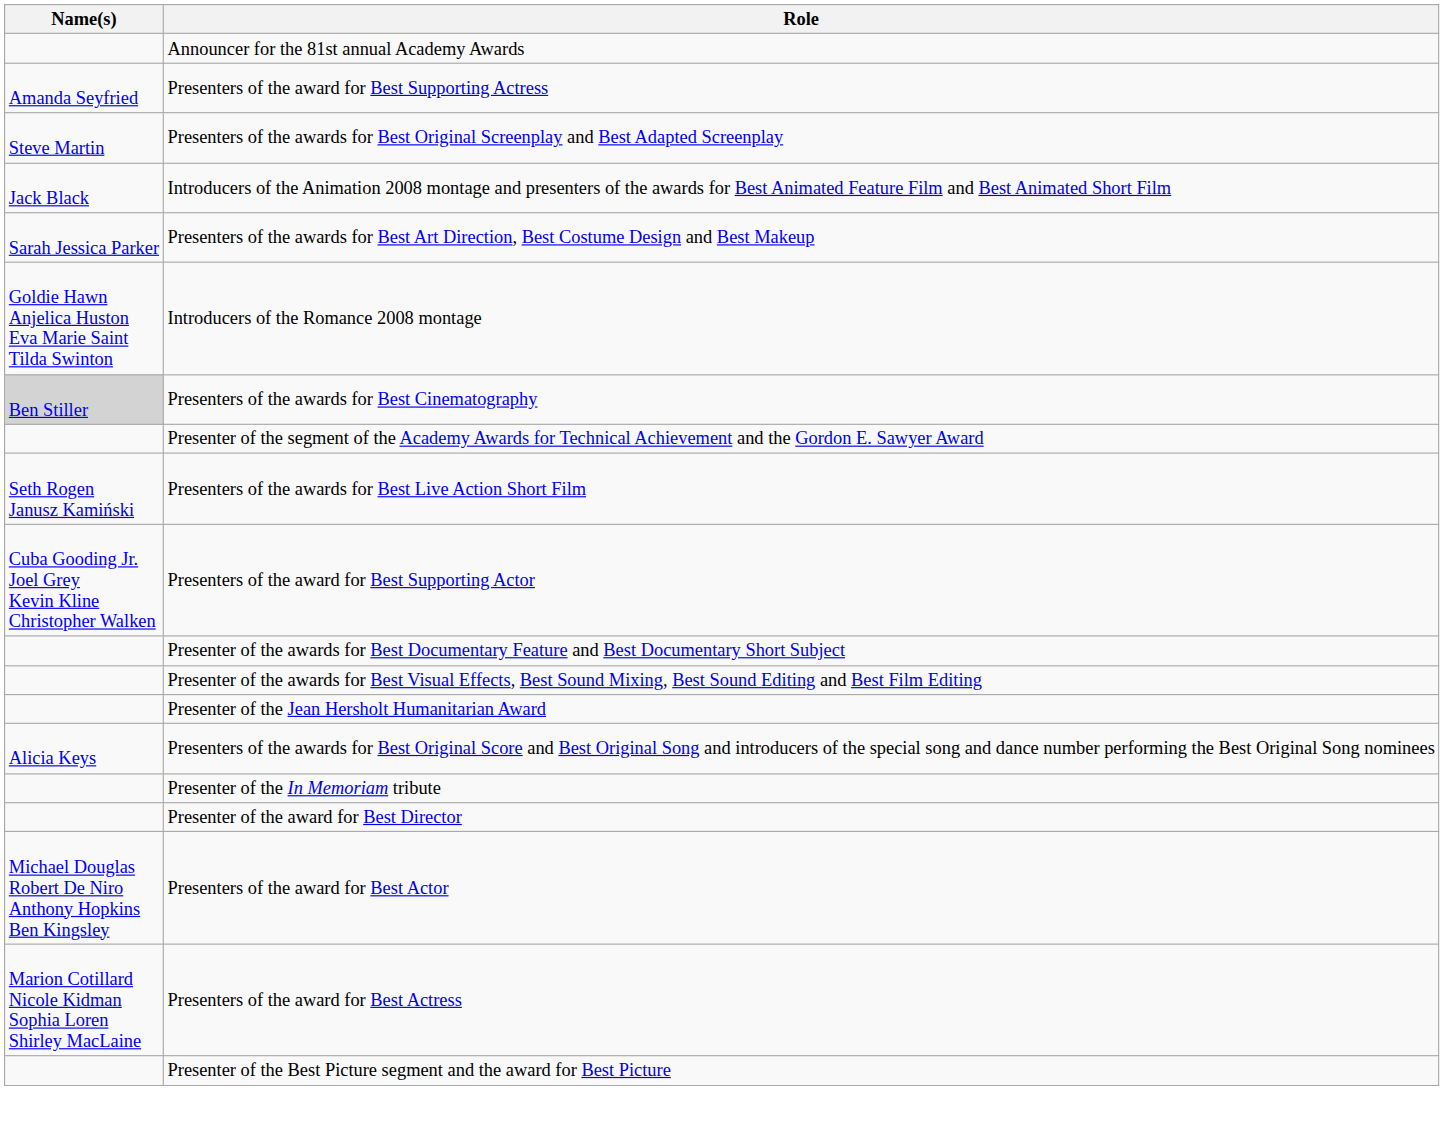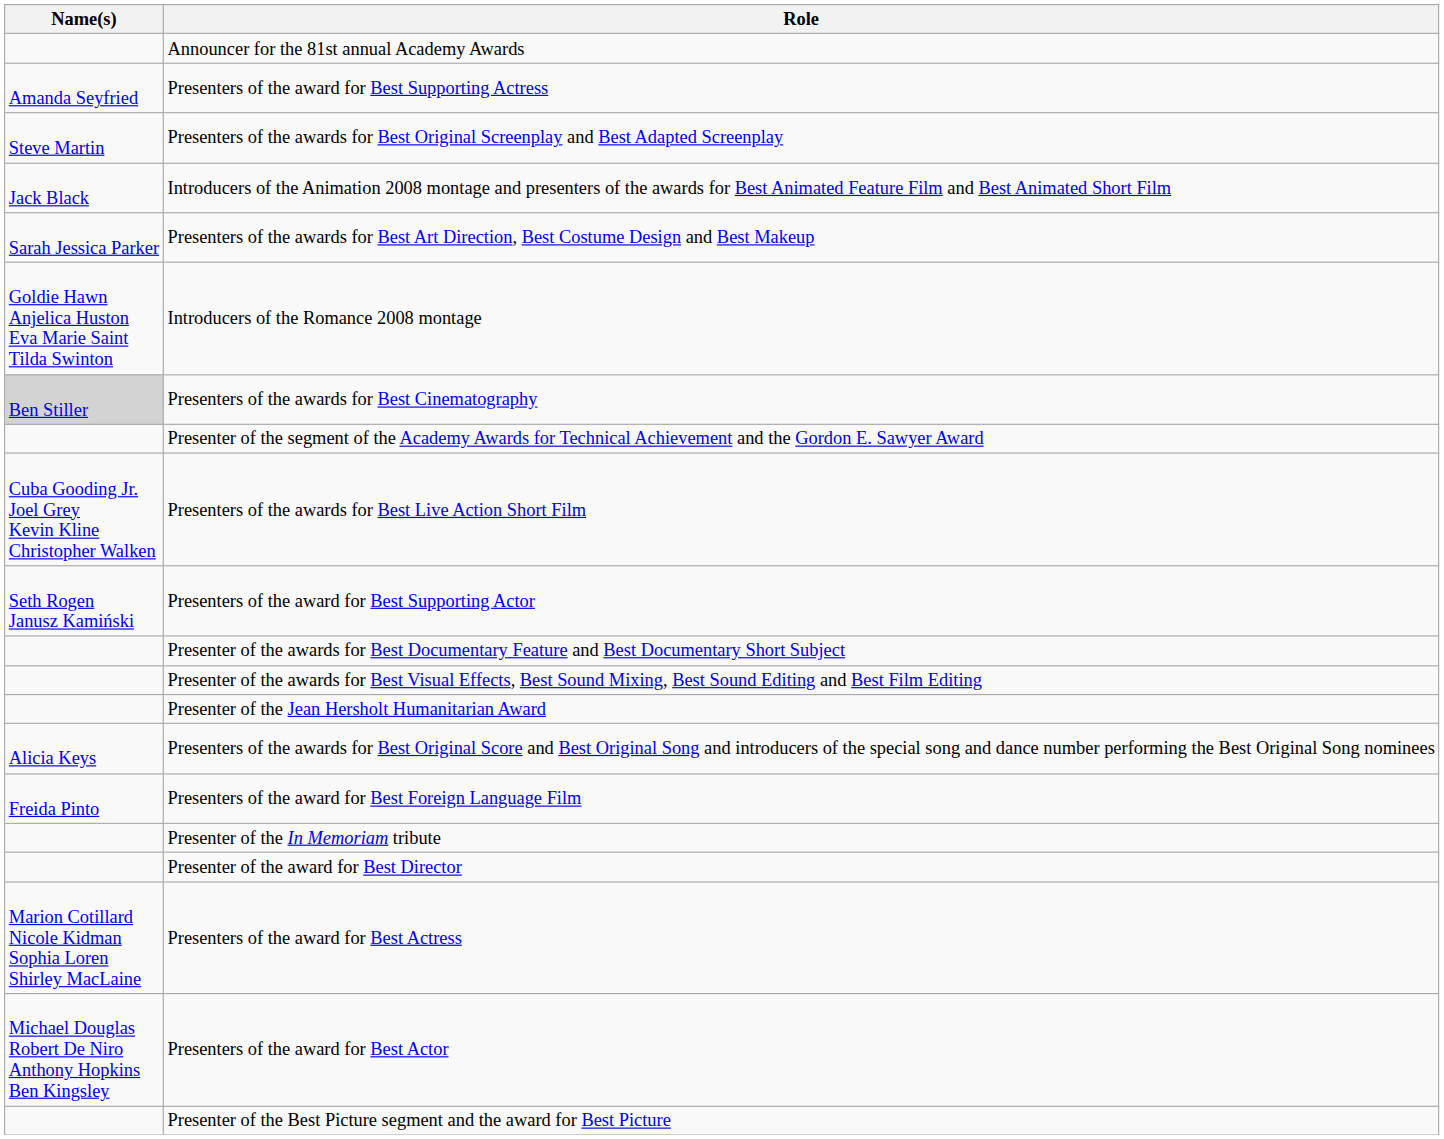(71, 499) Seth Rogen Janusz Kamiński -> (82, 519) Cuba Gooding Jr. Joel Grey Kevin Kline Christopher Walken
(82, 590) Cuba Gooding Jr. Joel Grey Kevin Kline Christopher Walken -> (71, 611) Seth Rogen Janusz Kamiński
+ row: (374, 798)
rows swapped: (315, 999) <-> (308, 887)
